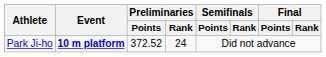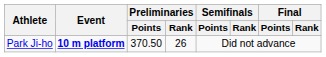(146, 44) 372.52 -> (146, 44) 370.50
(181, 44) 24 -> (181, 44) 26
